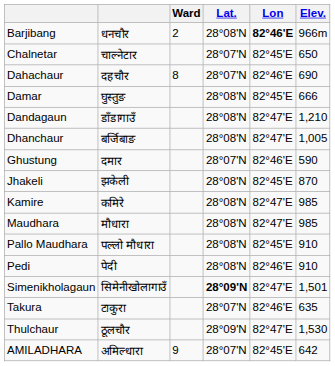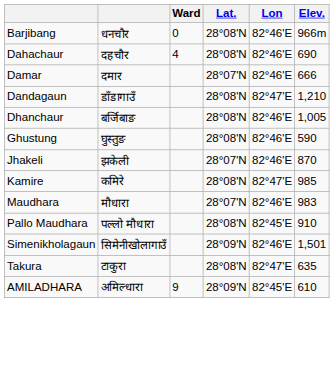(175, 33) 2 -> (175, 33) 0
(273, 33) bold -> (272, 33) normal
- row: (32, 54)
(175, 75) 8 -> (175, 54) 4
(226, 75) 28°07'N -> (226, 54) 28°08'N
(113, 97) घुस्तुङ -> (112, 76) दमार
(226, 96) 28°08'N -> (226, 75) 28°07'N
(273, 96) 82°45'E -> (272, 75) 82°46'E
(273, 139) 82°47'E -> (272, 117) 82°46'E
(112, 160) दमार -> (113, 139) घुस्तुङ
(226, 160) 28°07'N -> (226, 139) 28°08'N
(226, 181) 28°08'N -> (226, 160) 28°07'N
(273, 181) 82°45'E -> (272, 160) 82°46'E
(226, 223) 28°08'N -> (226, 202) 28°07'N
(273, 223) 82°47'E -> (272, 202) 82°46'E
(308, 223) 985 -> (307, 202) 983
- row: (19, 265)
(227, 287) bold -> (226, 244) normal
(273, 287) 82°47'E -> (272, 244) 82°46'E
(226, 308) 28°07'N -> (226, 265) 28°08'N
(273, 308) 82°46'E -> (272, 265) 82°47'E
- row: (33, 329)
(226, 350) 28°07'N -> (226, 287) 28°09'N
(308, 350) 642 -> (307, 287) 610
